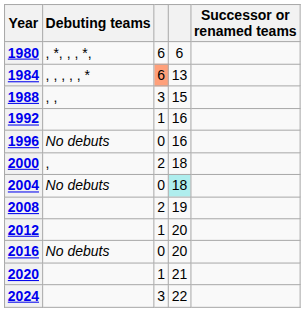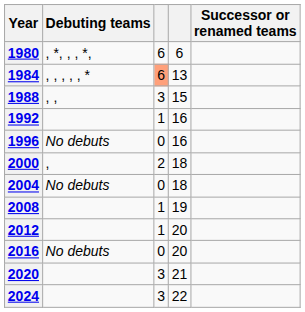(179, 185) paleturquoise background -> (179, 185) no background
(161, 207) 2 -> (161, 207) 1
(161, 273) 1 -> (161, 273) 3
